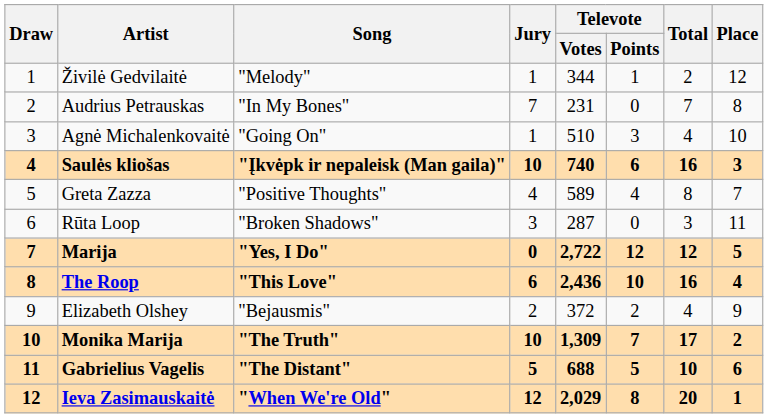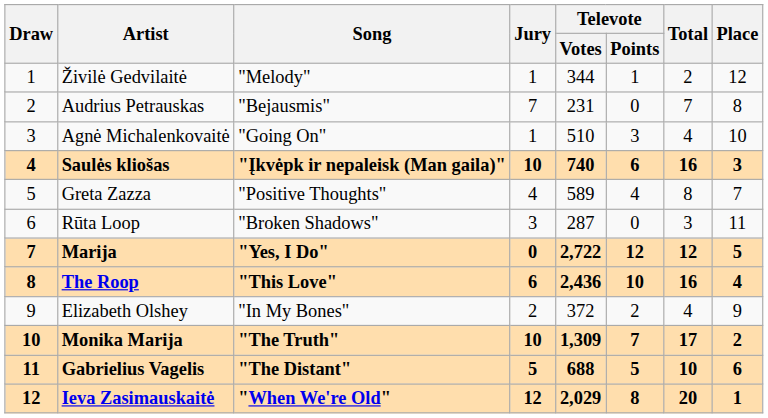(294, 106) "In My Bones" -> (284, 106) "Bejausmis"
(284, 310) "Bejausmis" -> (294, 310) "In My Bones"
